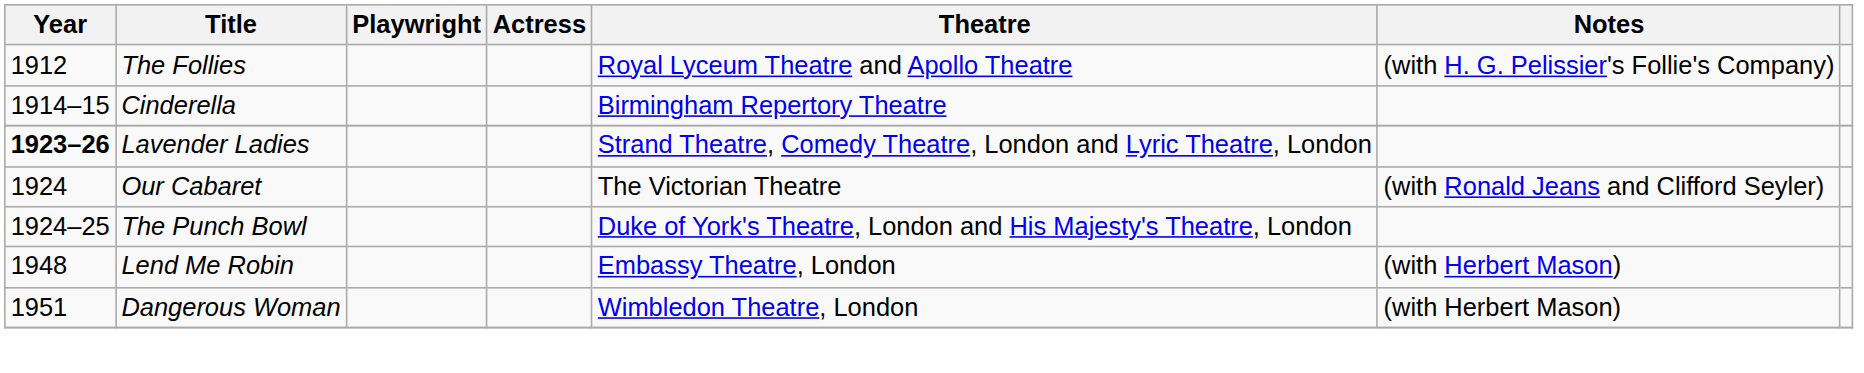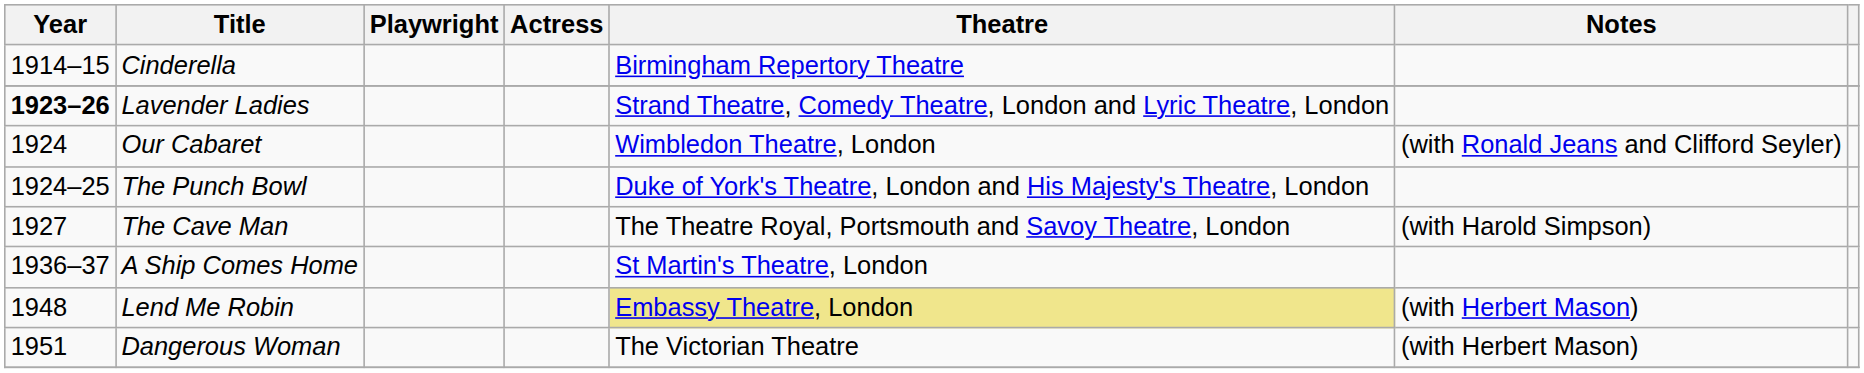- row: (184, 65)
(720, 186) The Victorian Theatre -> (775, 145) Wimbledon Theatre, London
+ row: (205, 226)
+ row: (240, 266)
(747, 266) no background -> (764, 307) khaki background
(758, 307) Wimbledon Theatre, London -> (737, 347) The Victorian Theatre
